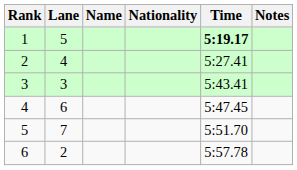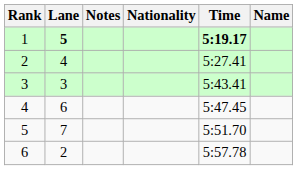columns swapped: (104, 15) <-> (272, 15)
(64, 38) normal -> (64, 38) bold
